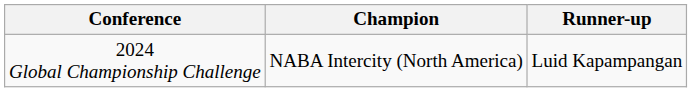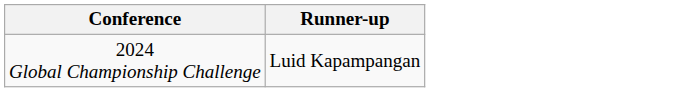- column: (396, 19)
